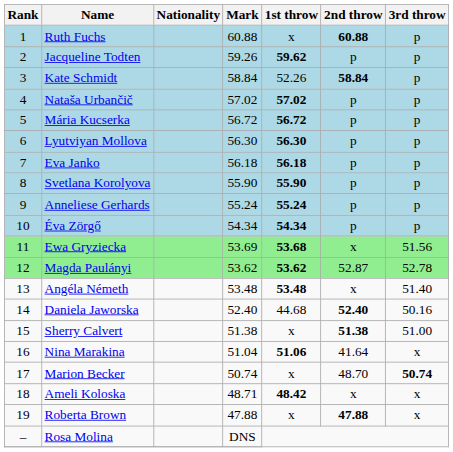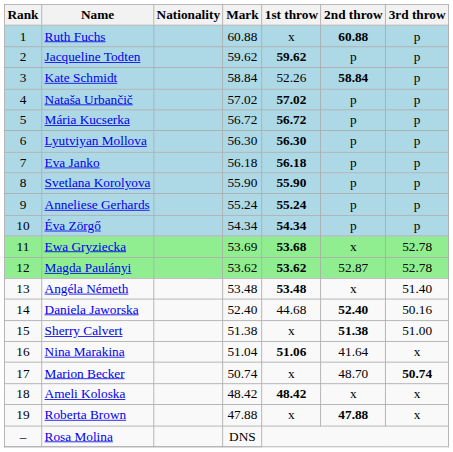(242, 57) 59.26 -> (242, 57) 59.62
(417, 246) 51.56 -> (417, 246) 52.78
(242, 394) 48.71 -> (242, 394) 48.42
